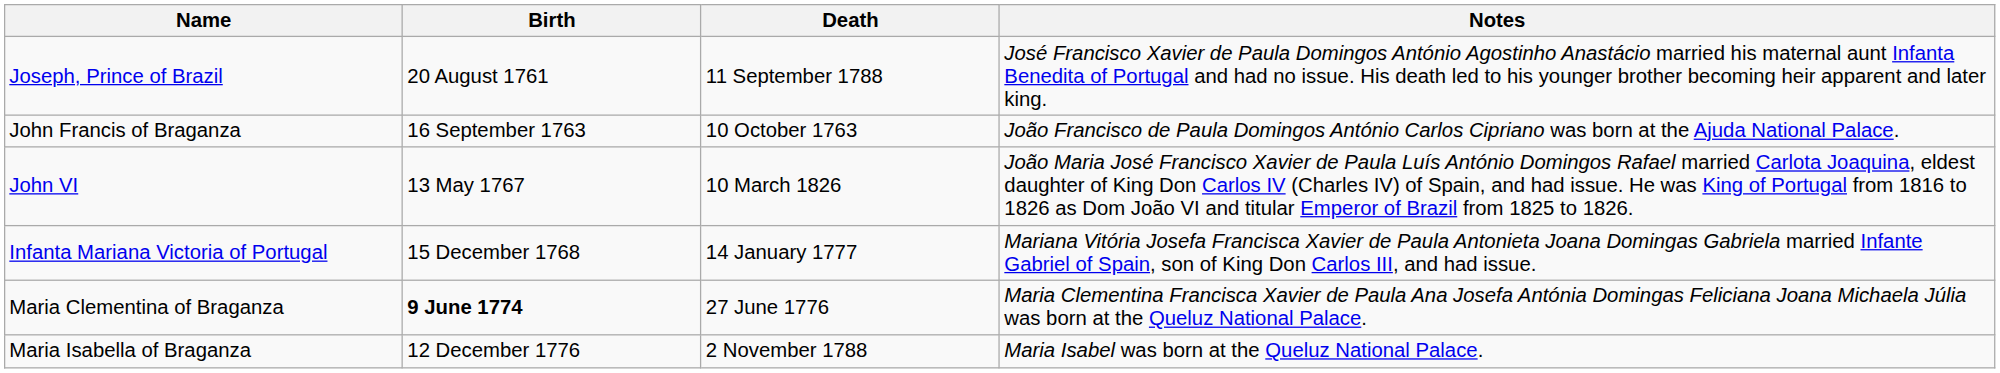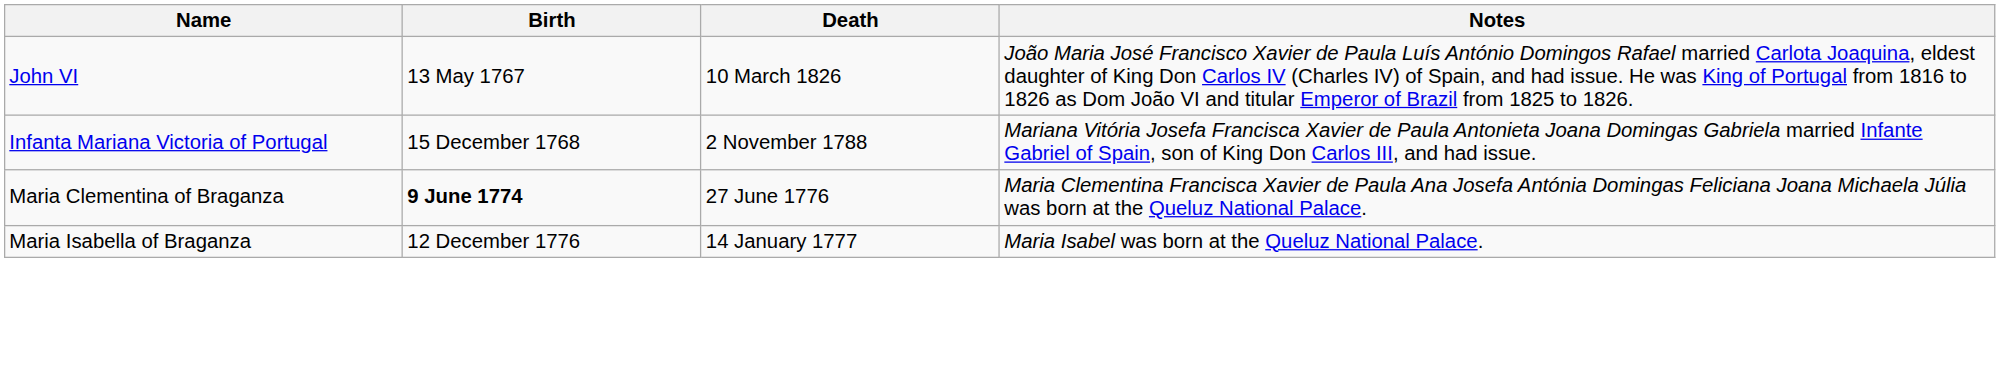- row: (116, 75)
- row: (125, 130)
(782, 252) 14 January 1777 -> (787, 142) 2 November 1788
(787, 351) 2 November 1788 -> (782, 240) 14 January 1777
